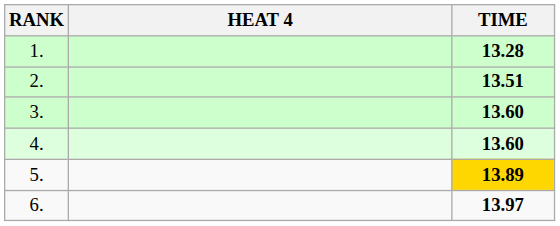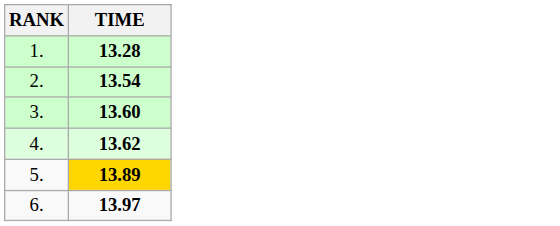- column: (260, 20)
(503, 82) 13.51 -> (120, 82) 13.54
(503, 143) 13.60 -> (120, 143) 13.62
